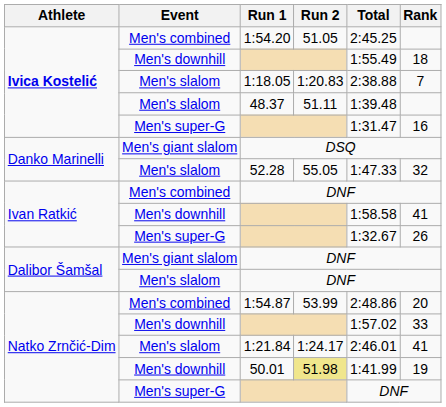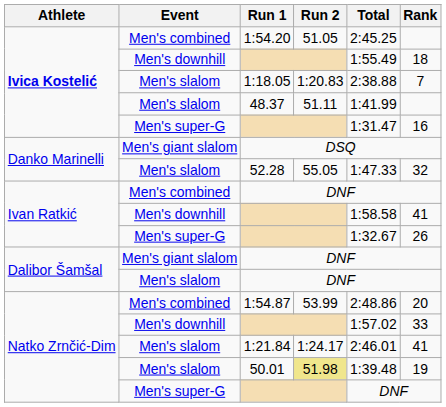(373, 104) 1:39.48 -> (373, 104) 1:41.99
(180, 369) Men's downhill -> (180, 369) Men's slalom
(373, 369) 1:41.99 -> (373, 369) 1:39.48
